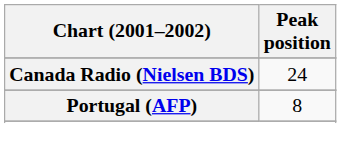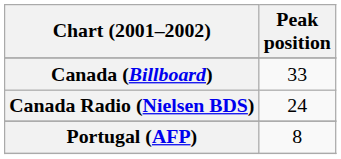+ row: (132, 74)
